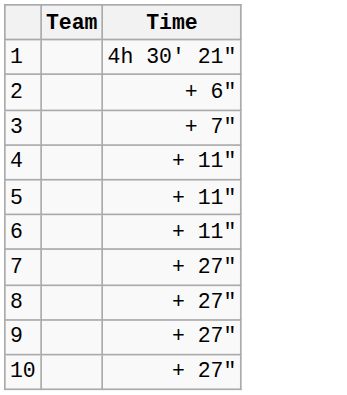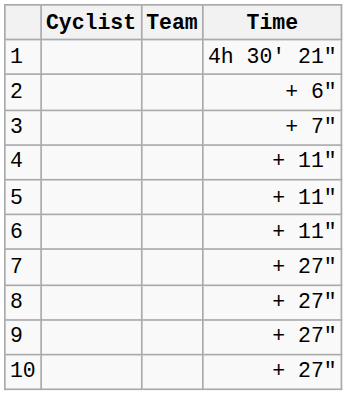+ column: (91, 22)
